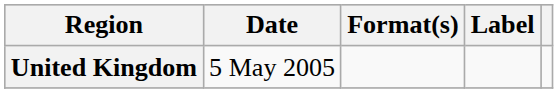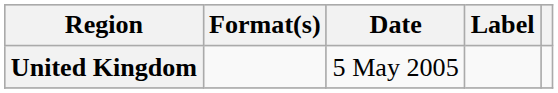columns swapped: (272, 25) <-> (403, 25)
